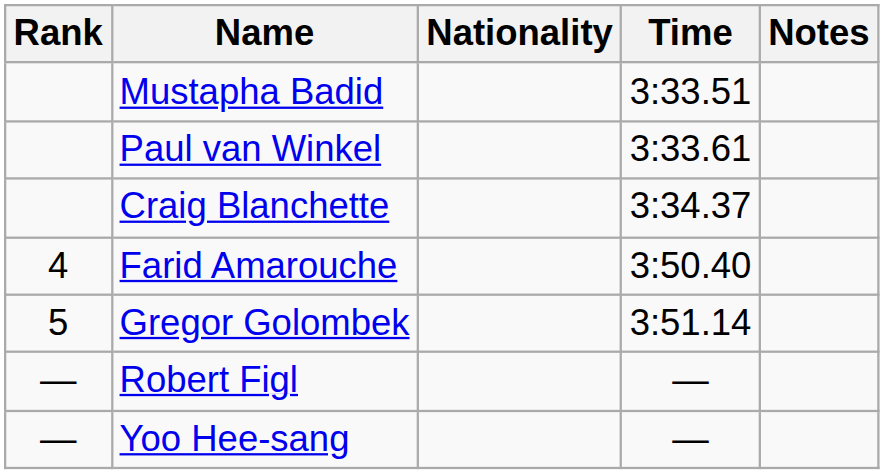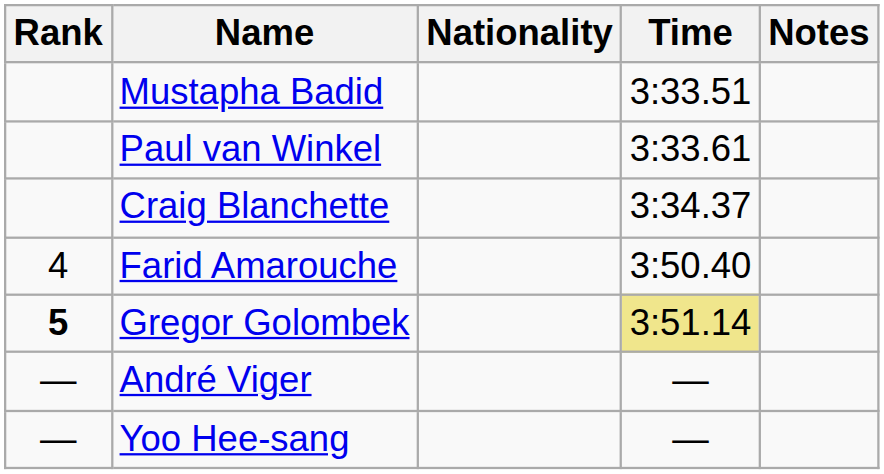(58, 322) normal -> (58, 322) bold
(691, 322) no background -> (691, 322) khaki background
+ row: (216, 380)
- row: (209, 380)
